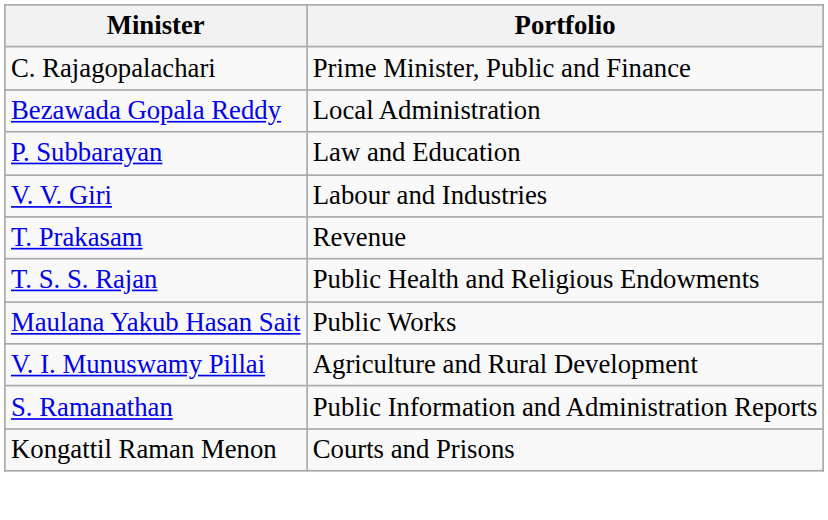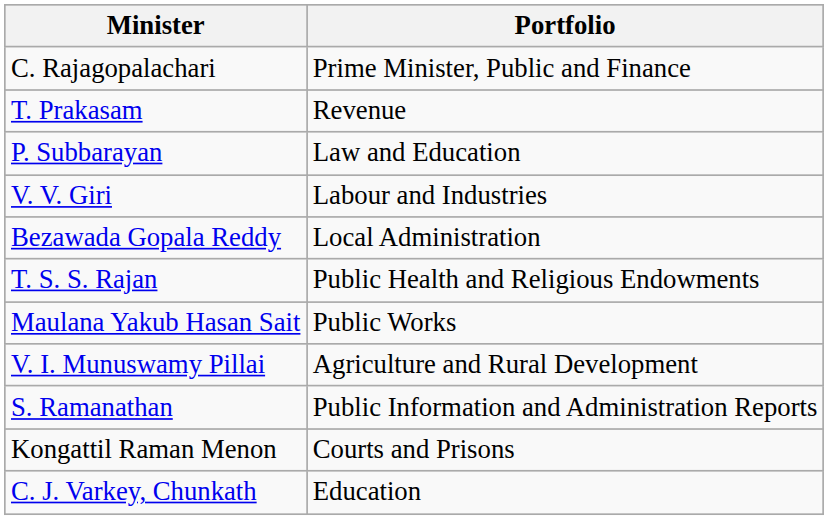rows swapped: (77, 237) <-> (146, 110)
+ row: (134, 491)
